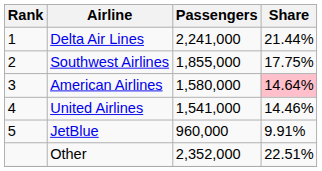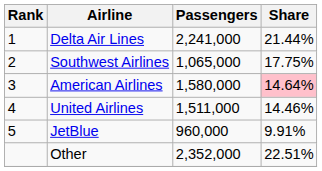(208, 62) 1,855,000 -> (208, 62) 1,065,000
(208, 108) 1,541,000 -> (208, 108) 1,511,000
